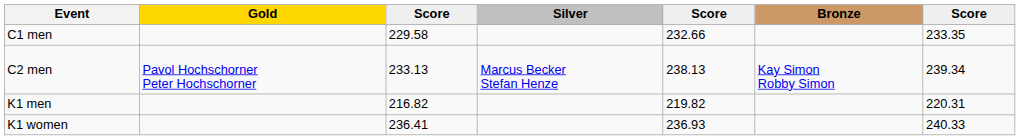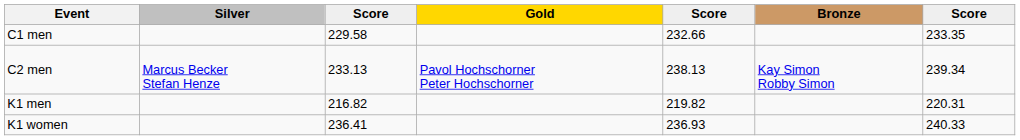columns swapped: (263, 14) <-> (570, 14)
